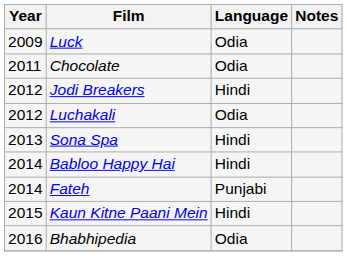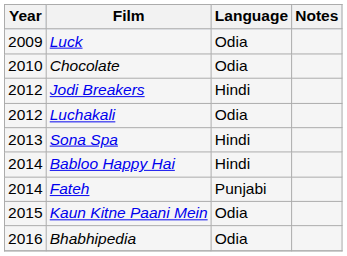(25, 66) 2011 -> (25, 66) 2010
(232, 213) Hindi -> (231, 213) Odia
